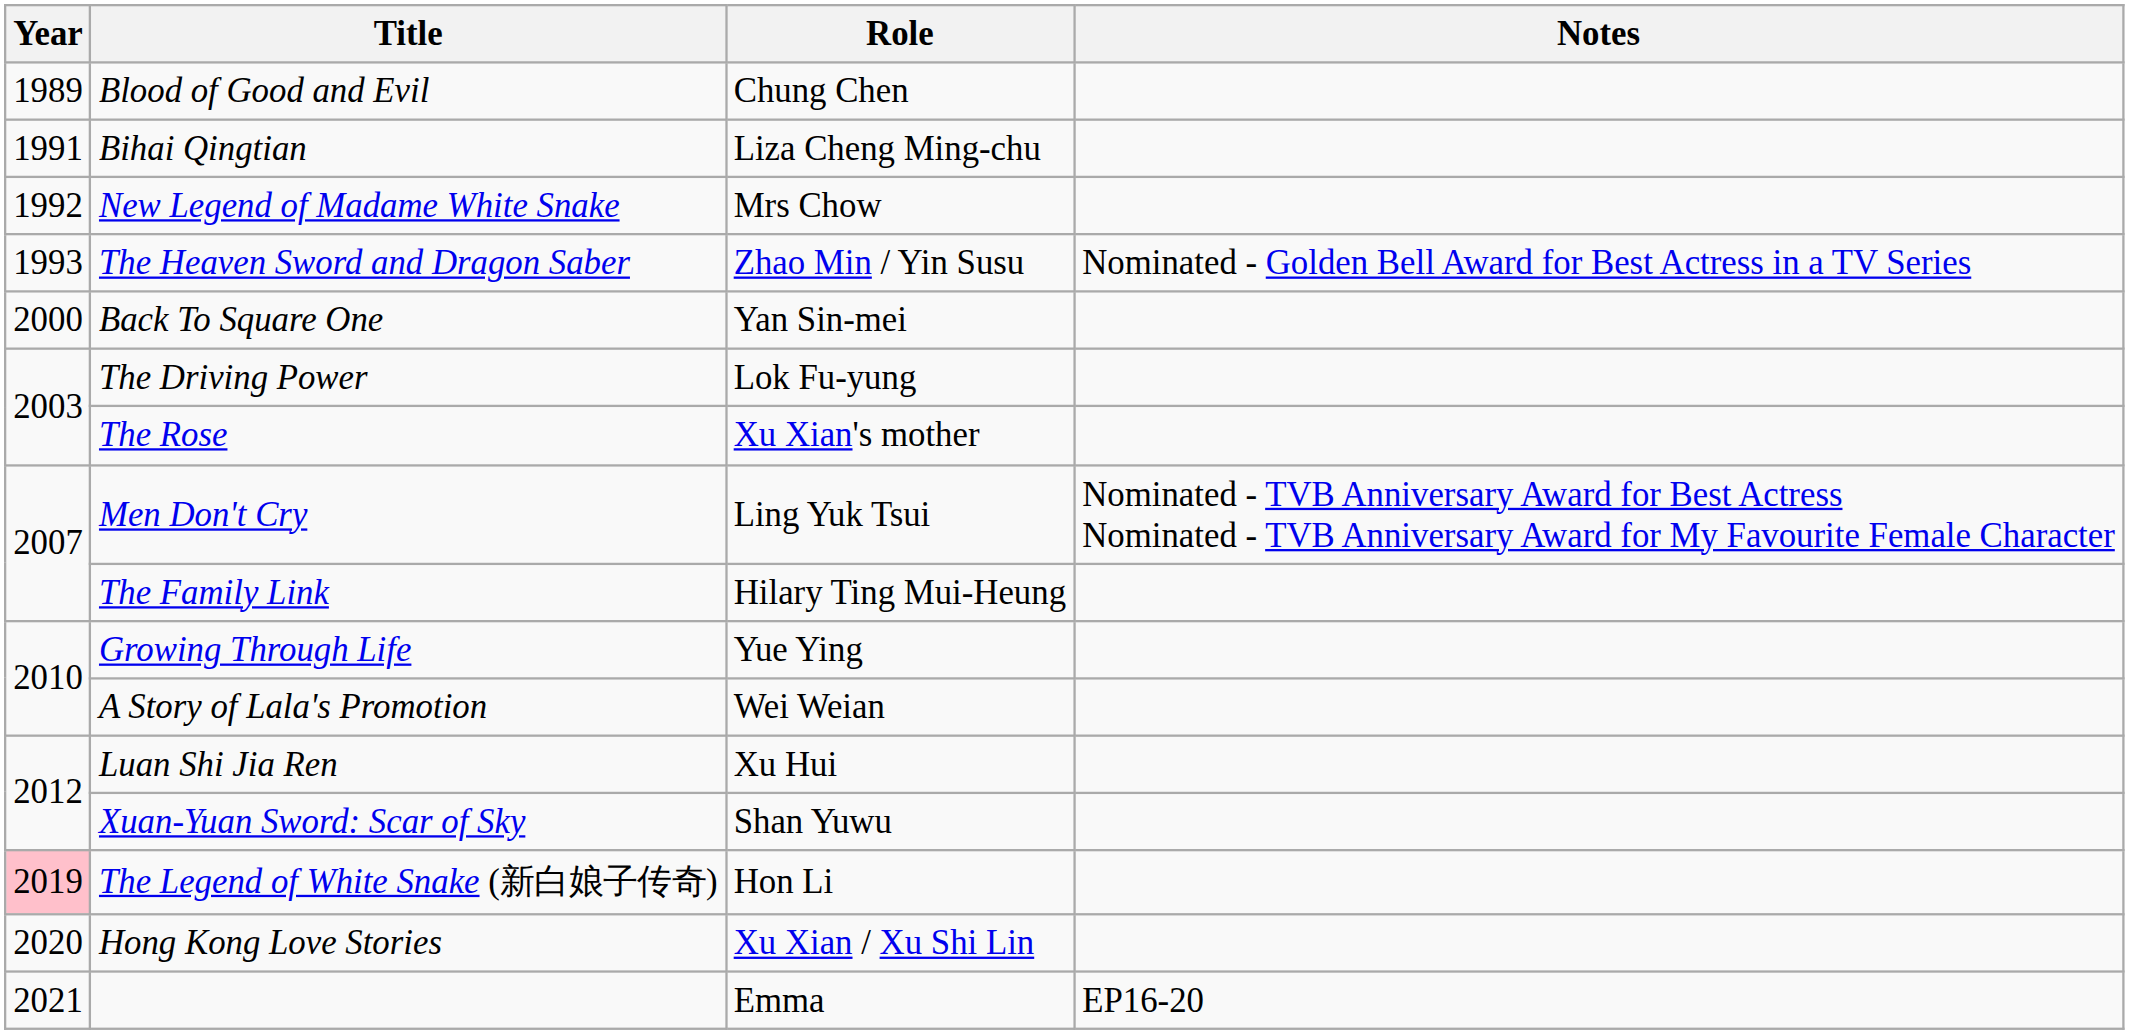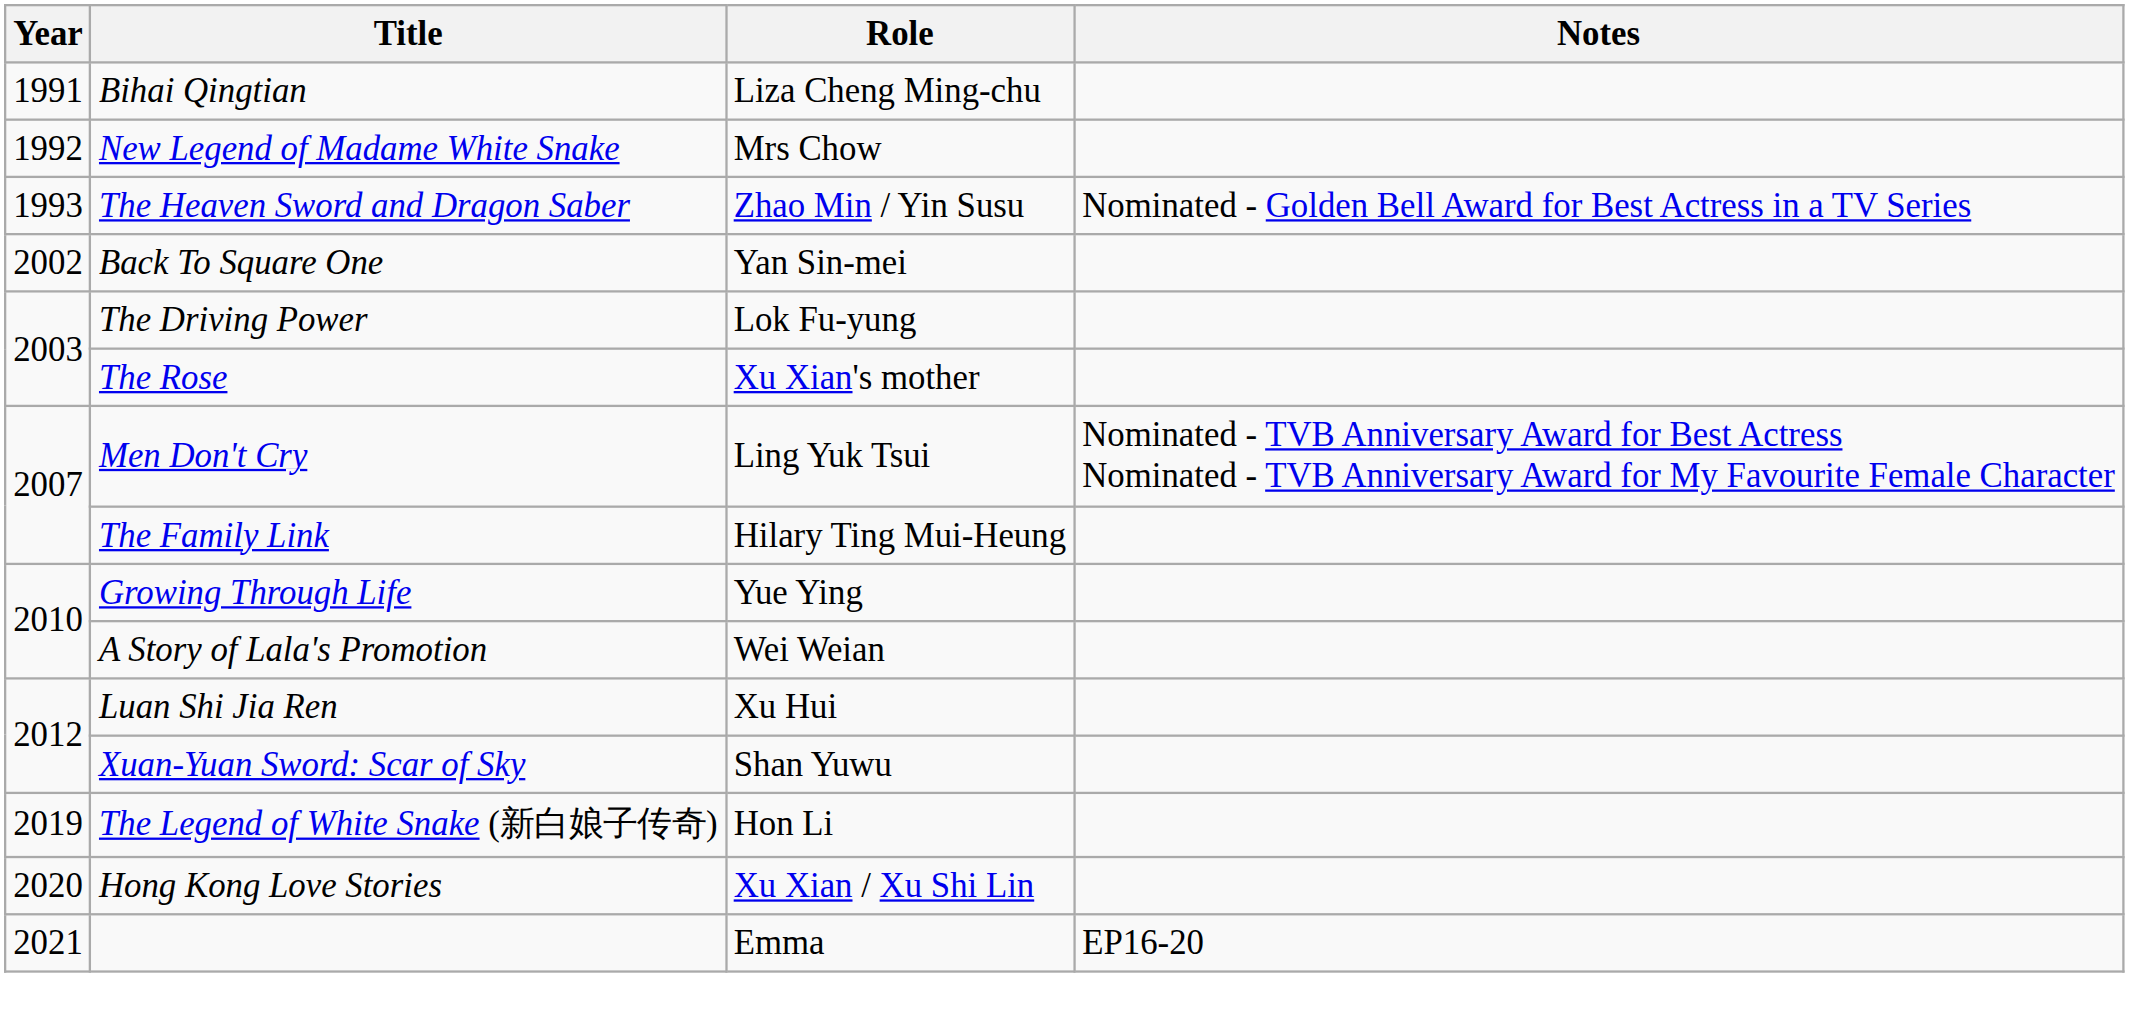- row: (264, 90)
(48, 320) 2000 -> (48, 262) 2002
(48, 881) pink background -> (48, 824) no background
